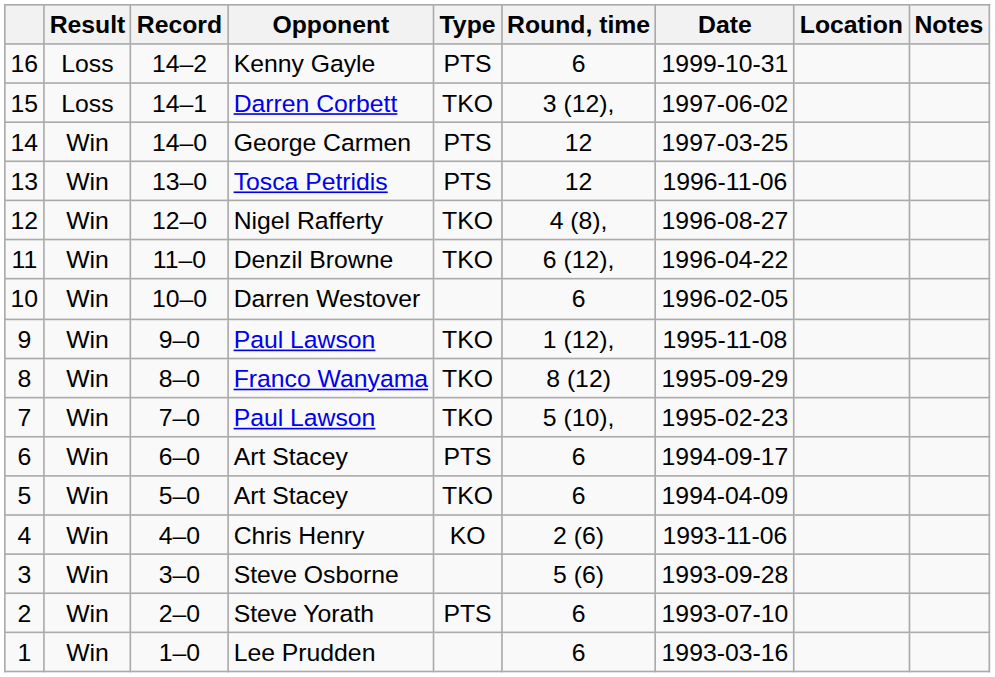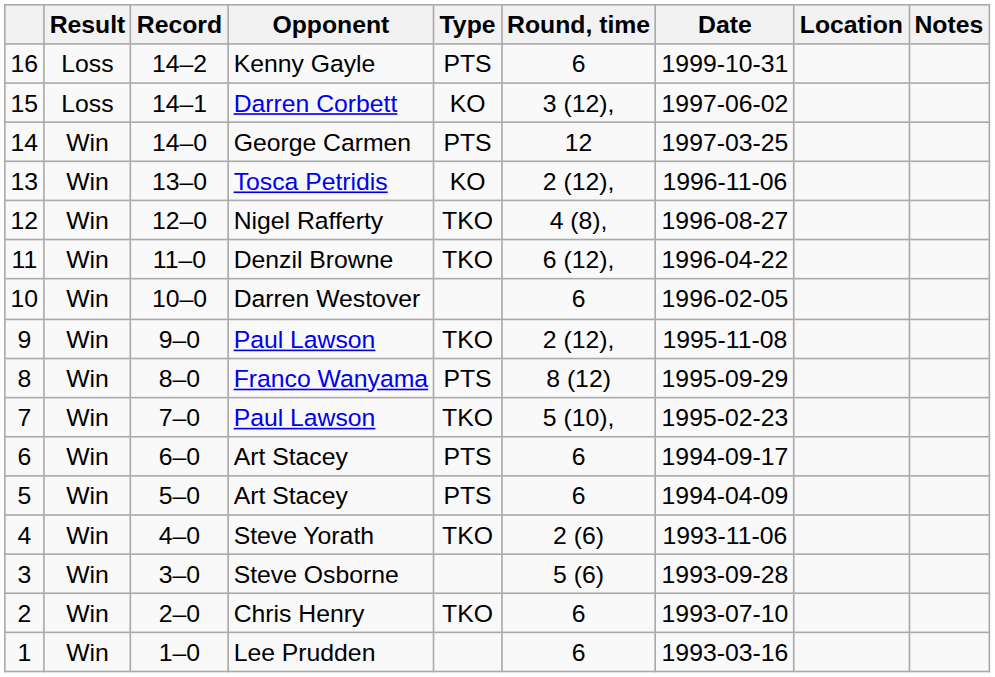(468, 103) TKO -> (468, 103) KO
(468, 182) PTS -> (468, 182) KO
(579, 182) 12 -> (579, 182) 2 (12),
(579, 338) 1 (12), -> (579, 338) 2 (12),
(468, 378) TKO -> (468, 378) PTS
(468, 495) TKO -> (468, 495) PTS
(299, 534) Chris Henry -> (304, 534) Steve Yorath
(468, 534) KO -> (468, 534) TKO
(304, 613) Steve Yorath -> (299, 613) Chris Henry
(468, 613) PTS -> (468, 613) TKO
